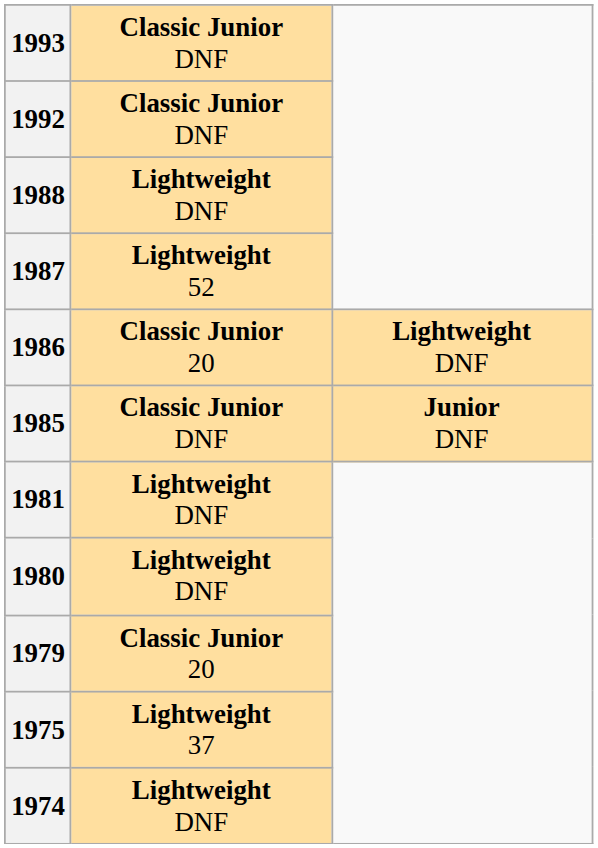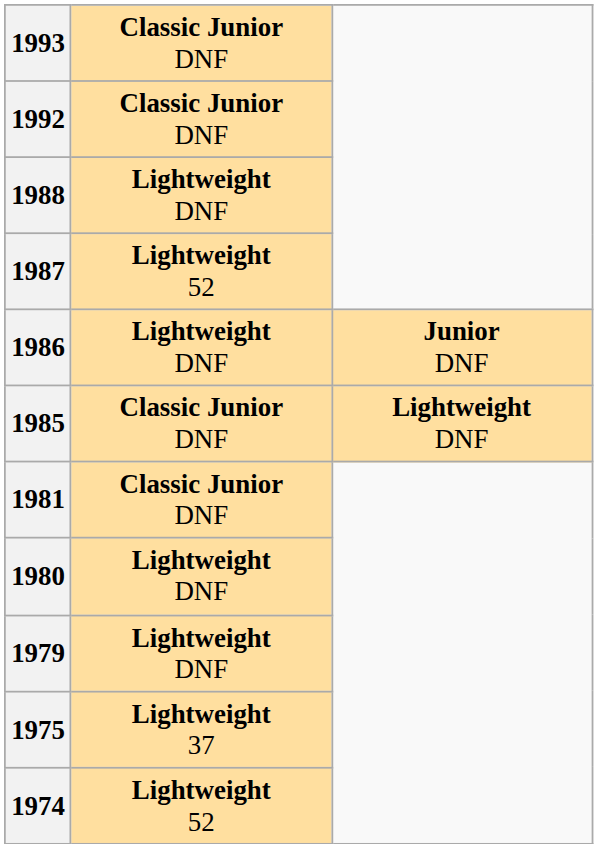(201, 347) Classic Junior 20 -> (201, 347) Lightweight DNF
(462, 347) Lightweight DNF -> (462, 347) Junior DNF
(462, 423) Junior DNF -> (462, 423) Lightweight DNF
(201, 500) Lightweight DNF -> (201, 500) Classic Junior DNF
(201, 652) Classic Junior 20 -> (201, 652) Lightweight DNF
(201, 805) Lightweight DNF -> (201, 805) Lightweight 52
